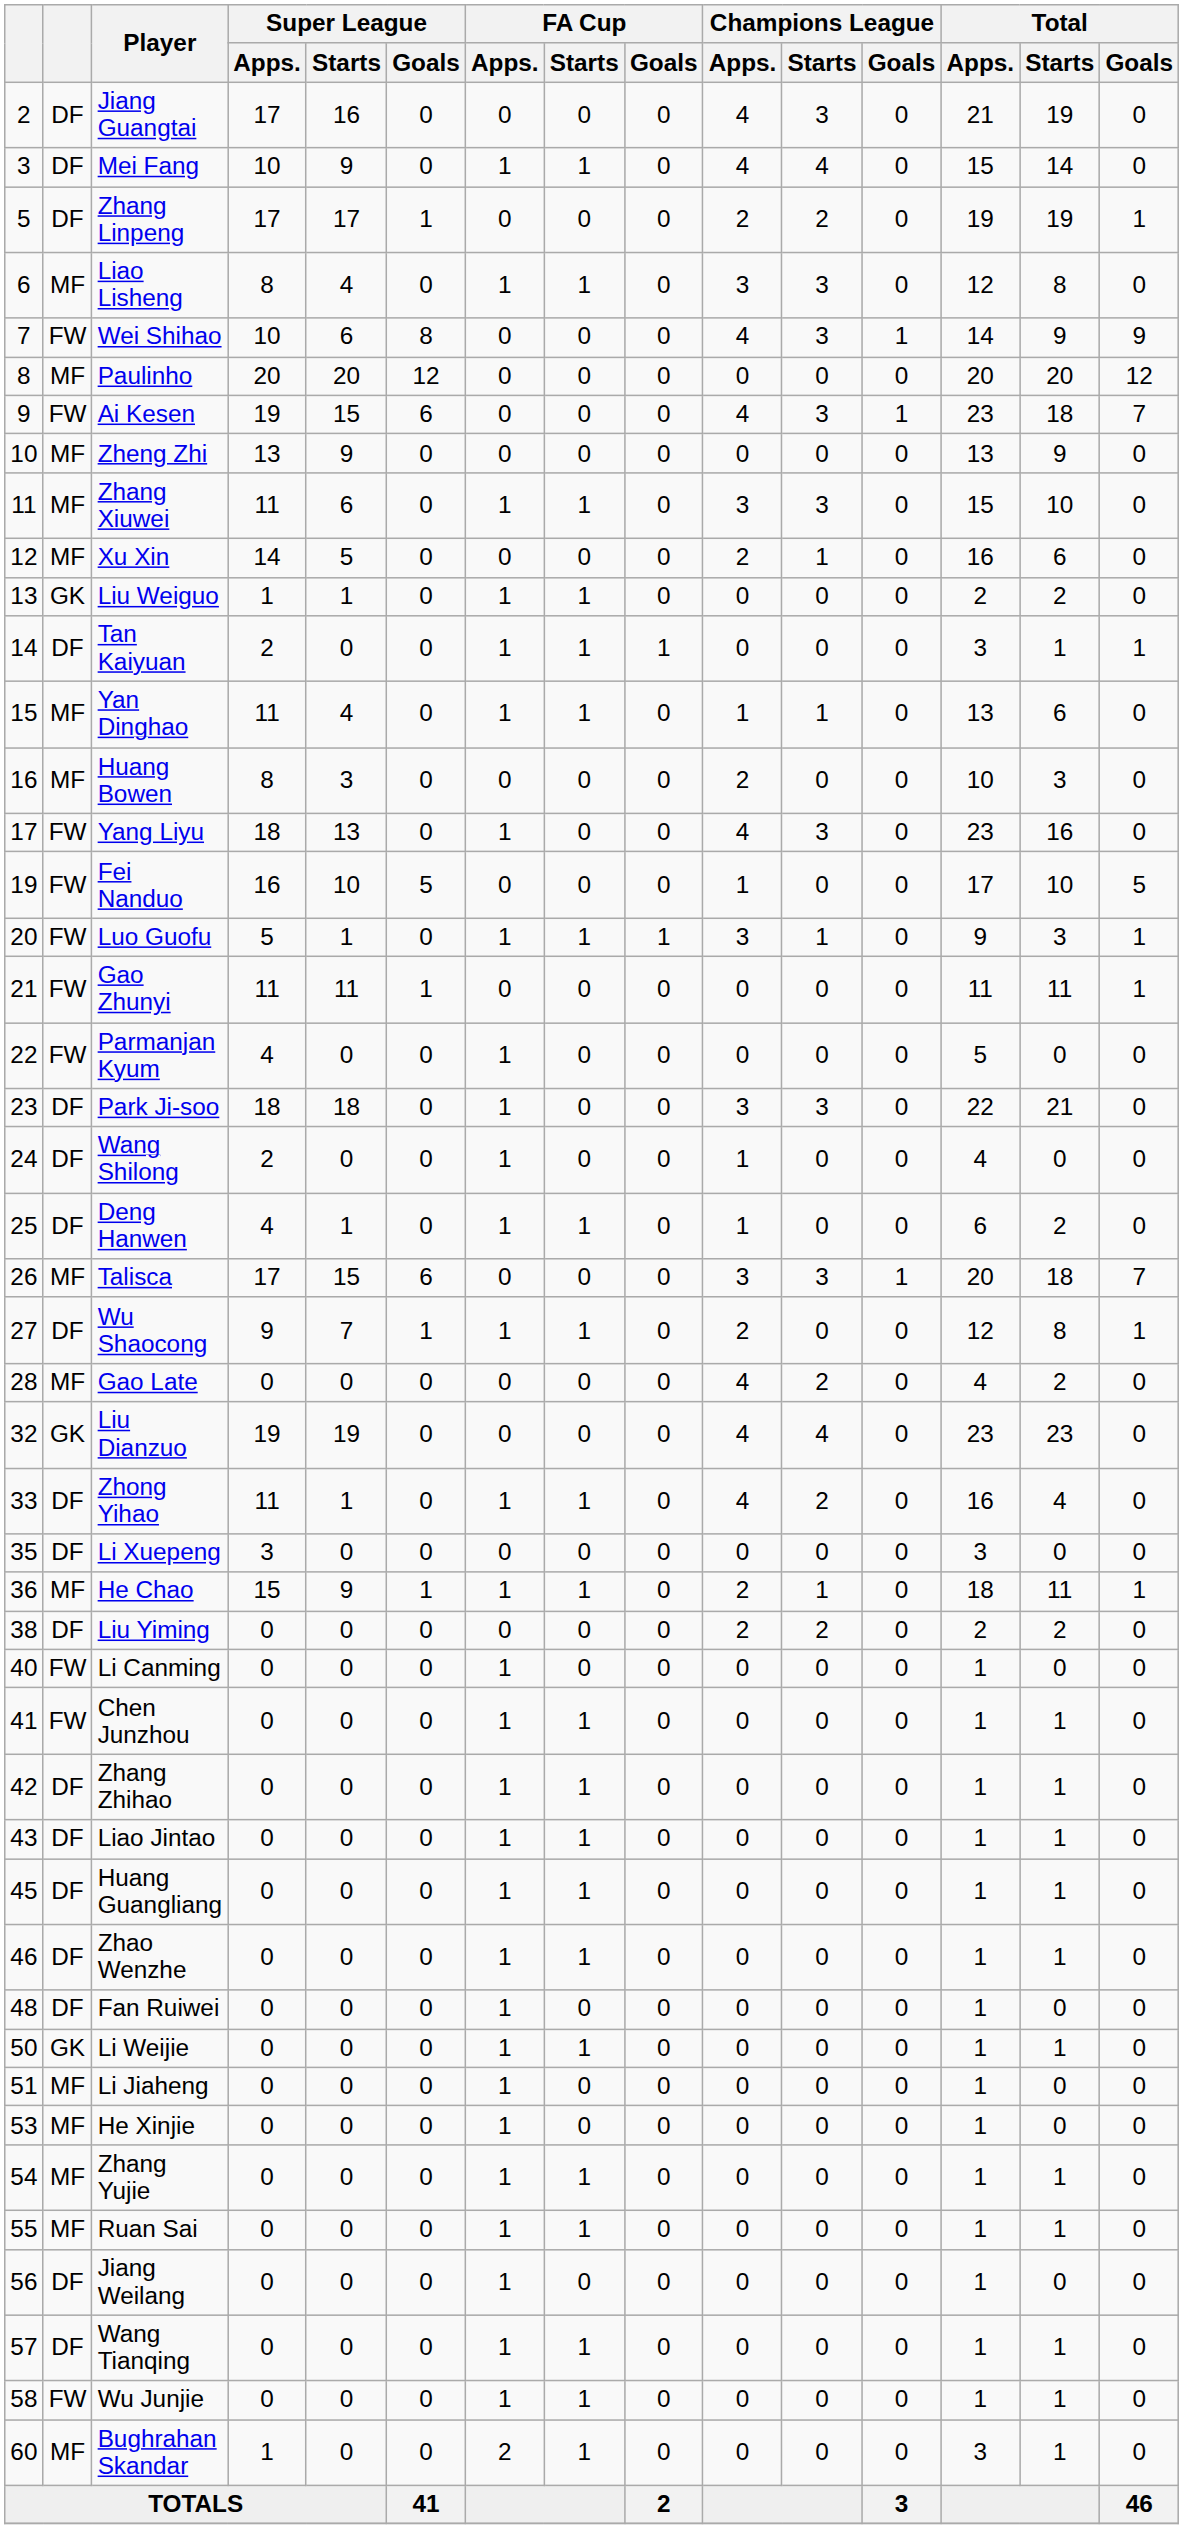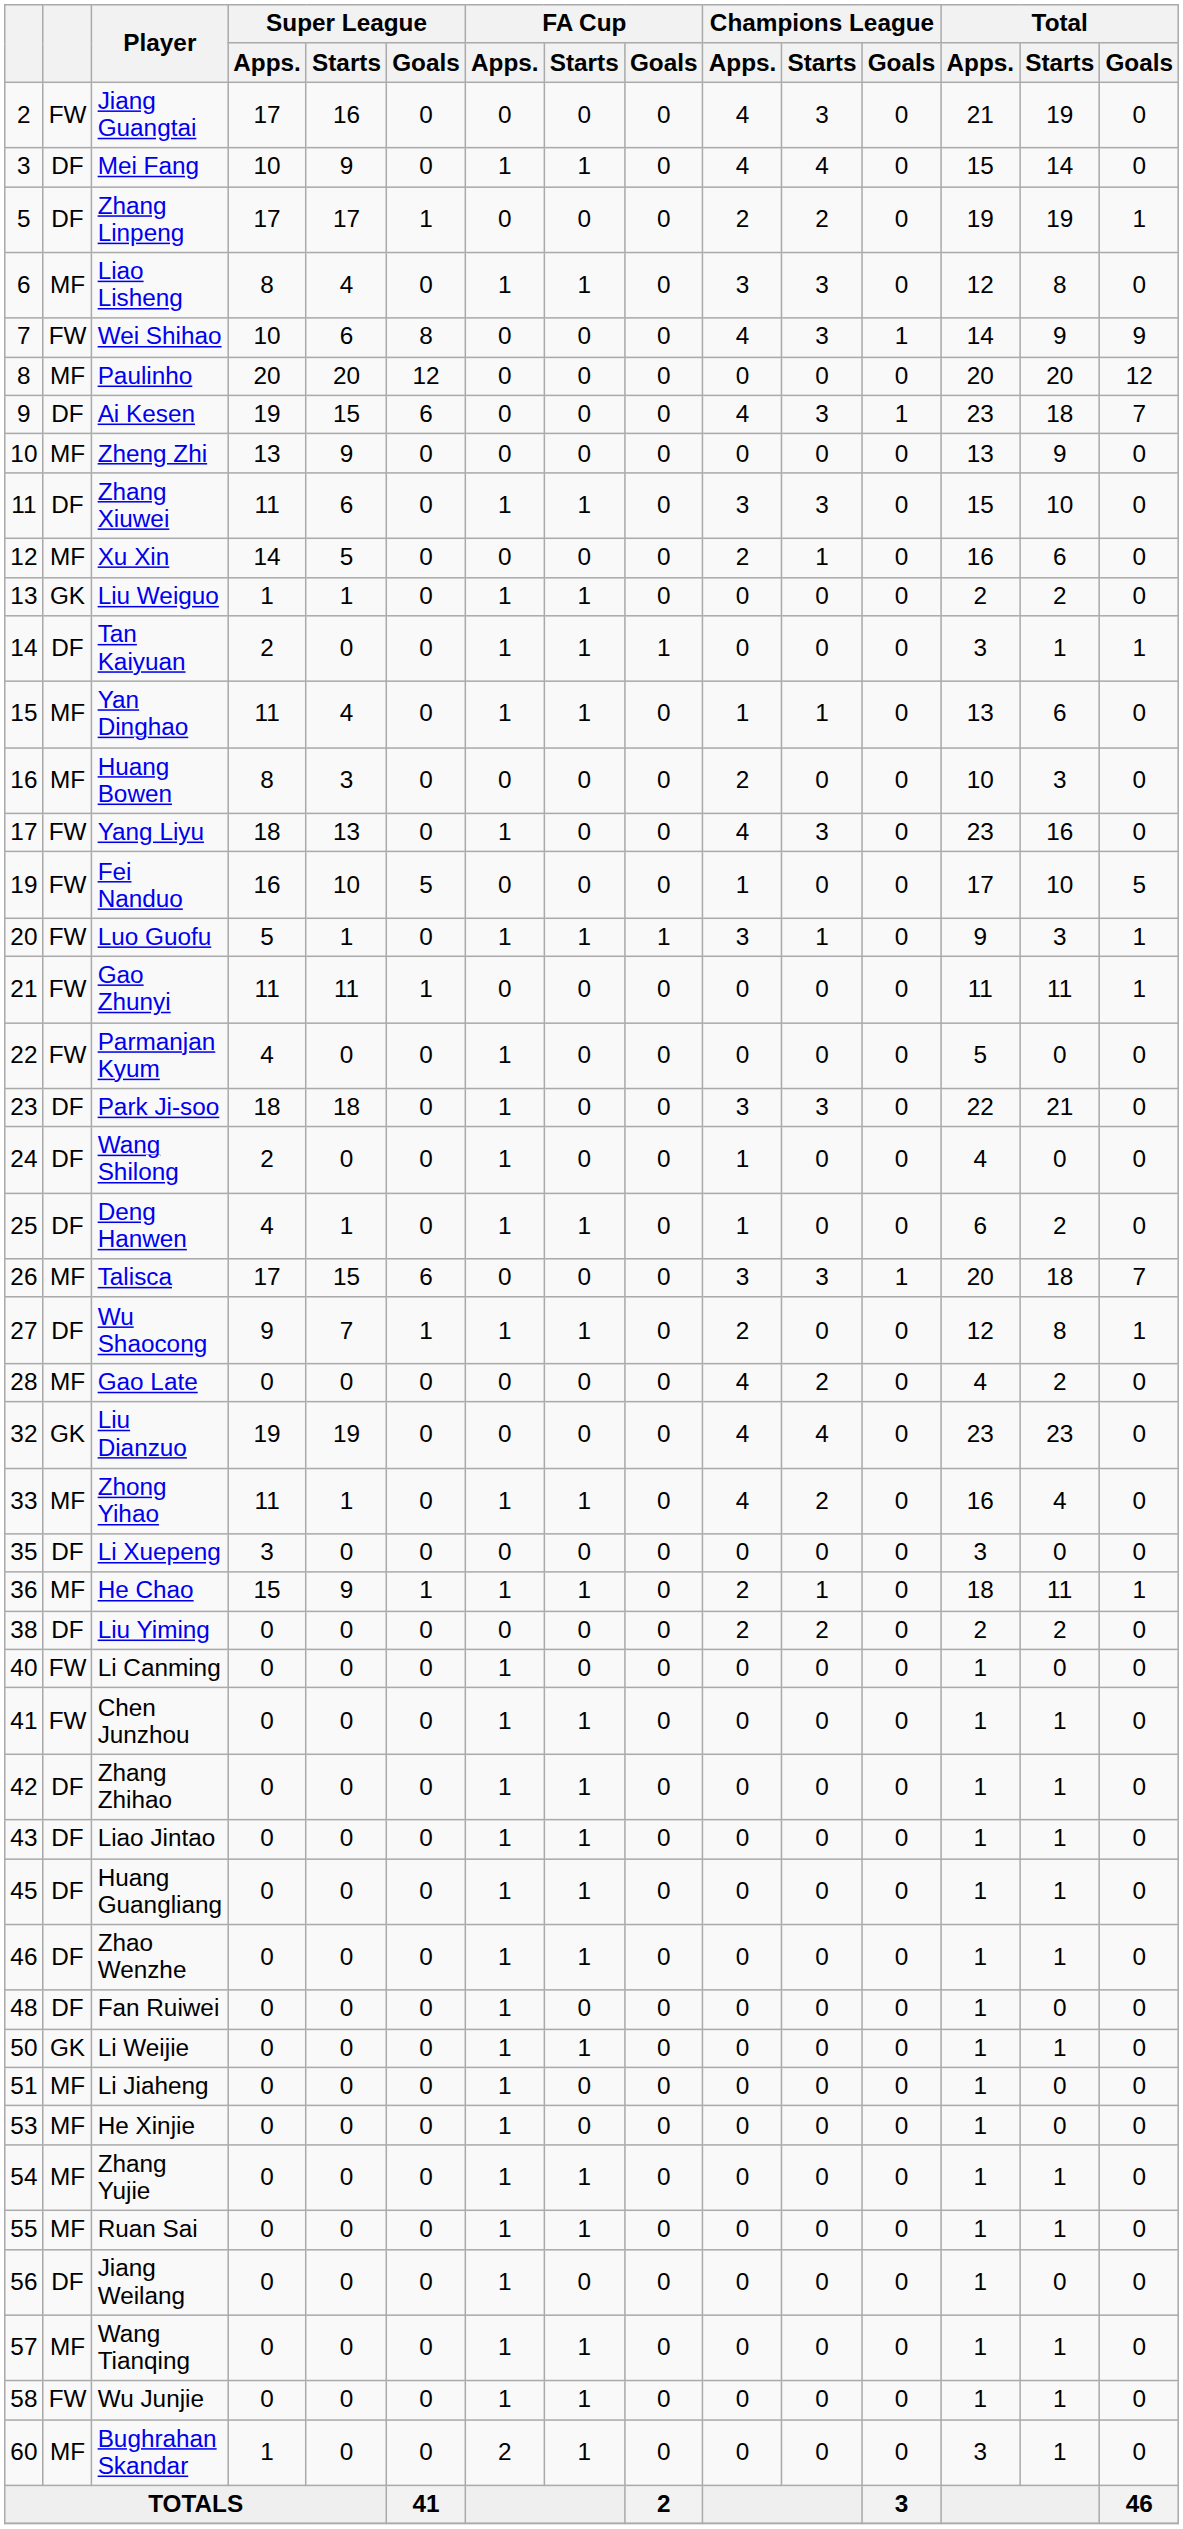(68, 114) DF -> (68, 114) FW
(68, 414) FW -> (68, 414) DF
(68, 505) MF -> (68, 505) DF
(68, 1500) DF -> (68, 1500) MF
(68, 2347) DF -> (68, 2347) MF
